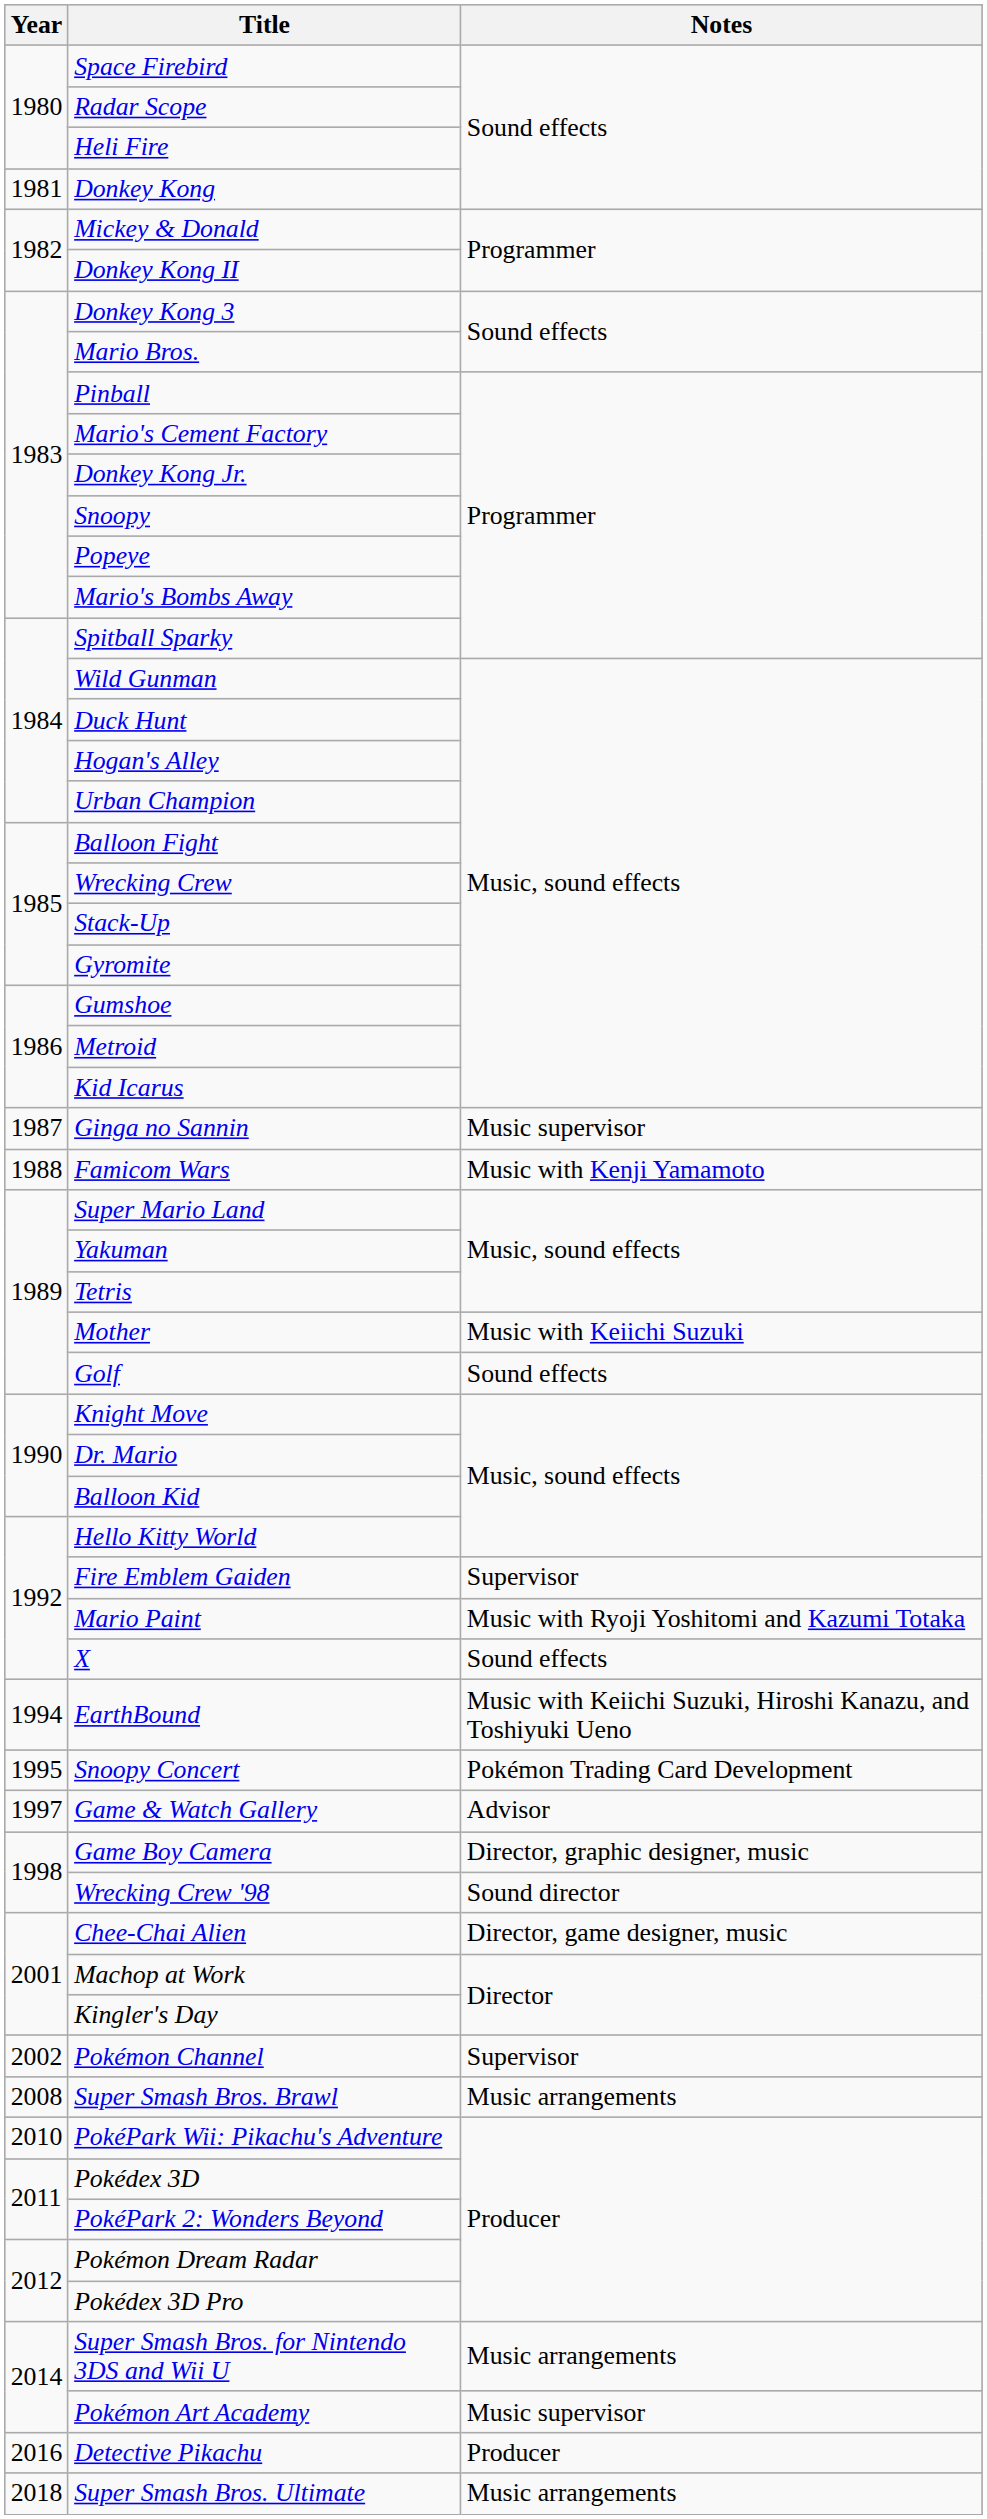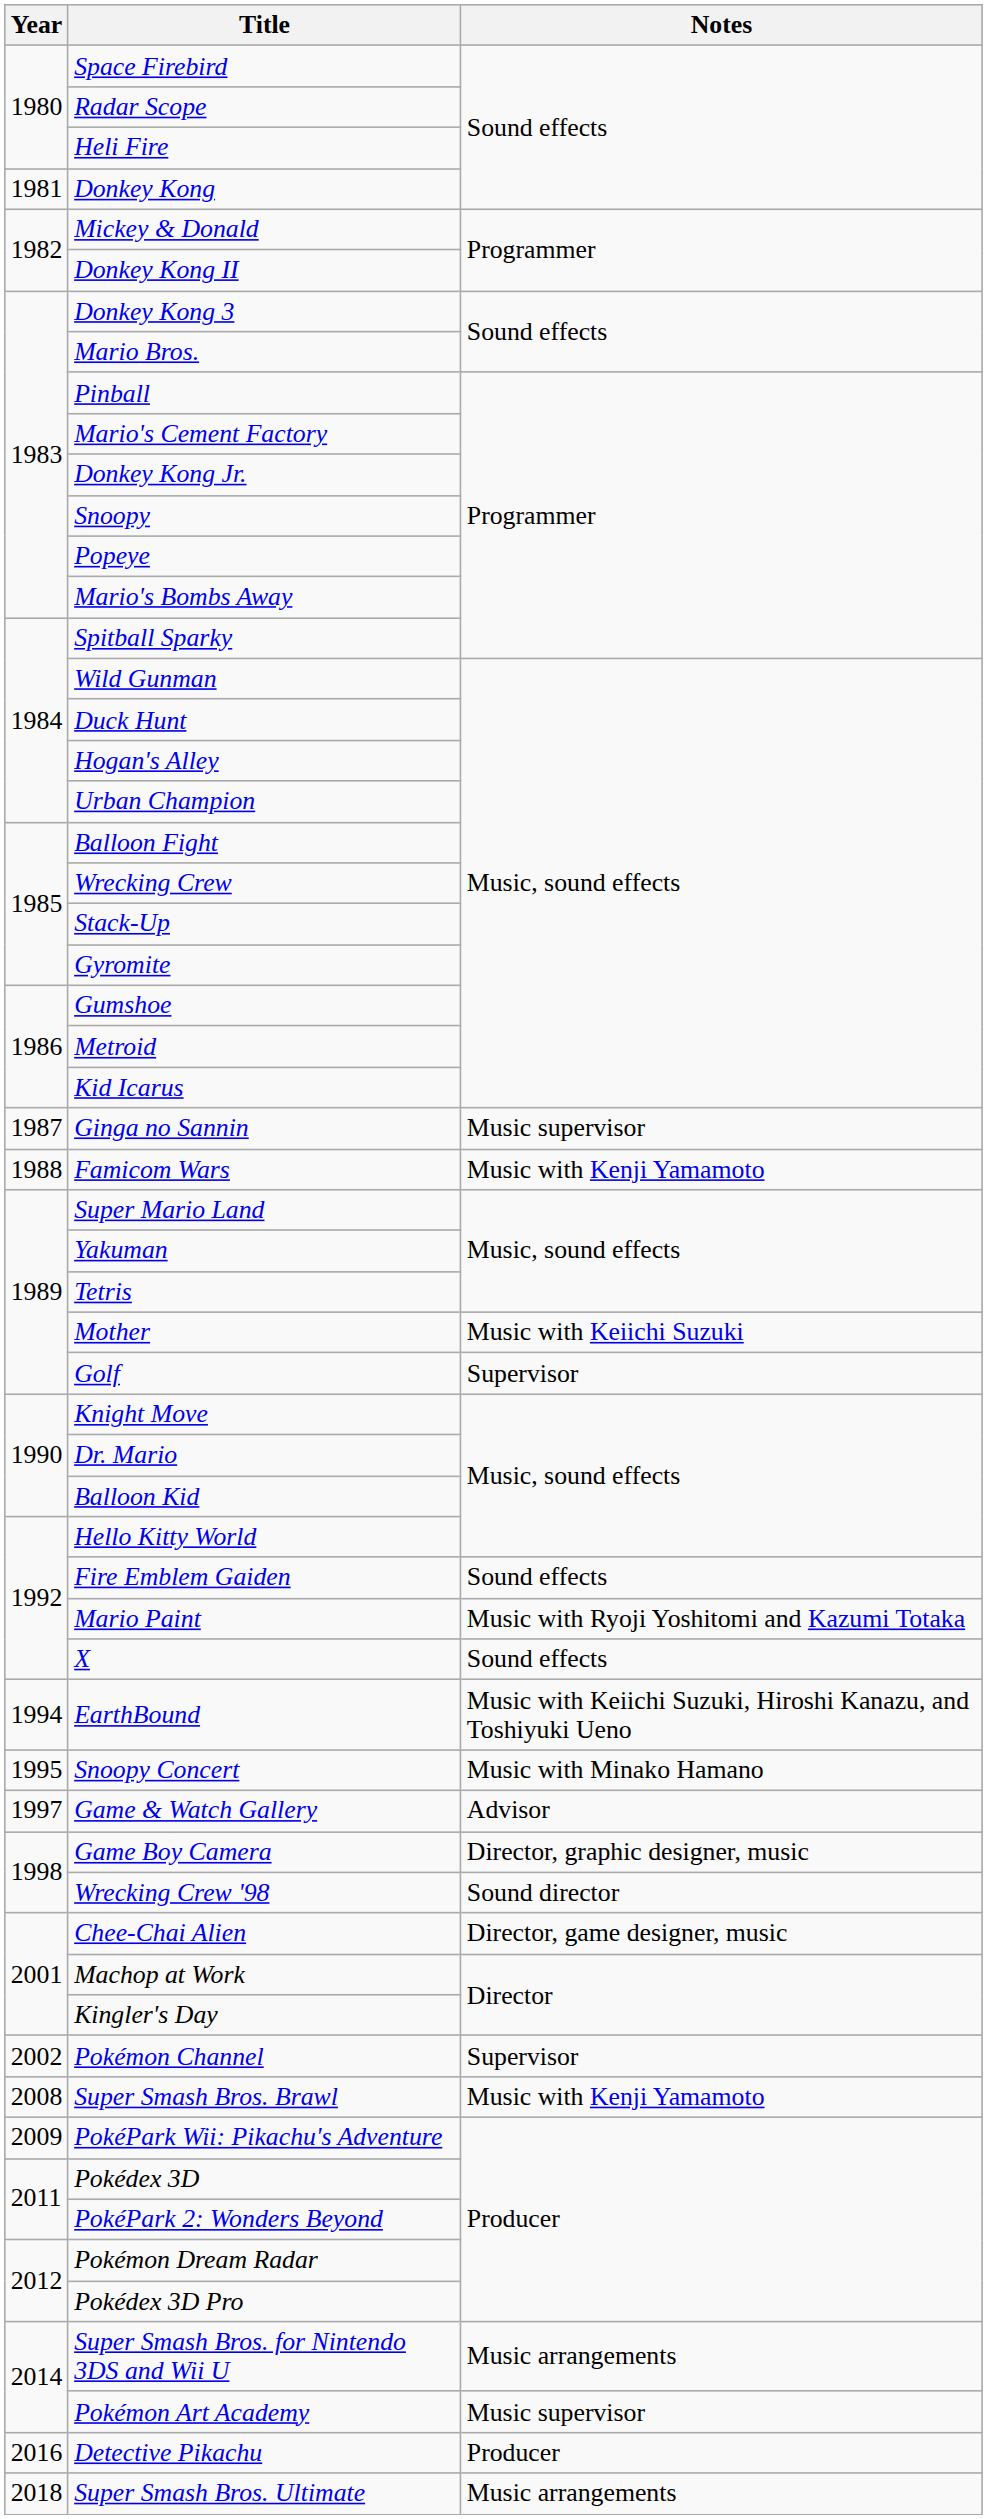(537, 1373) Sound effects -> (523, 1373) Supervisor
(523, 1577) Supervisor -> (537, 1577) Sound effects
(660, 1769) Pokémon Trading Card Development -> (615, 1769) Music with Minako Hamano
(572, 2096) Music arrangements -> (616, 2096) Music with Kenji Yamamoto
(37, 2137) 2010 -> (37, 2137) 2009
